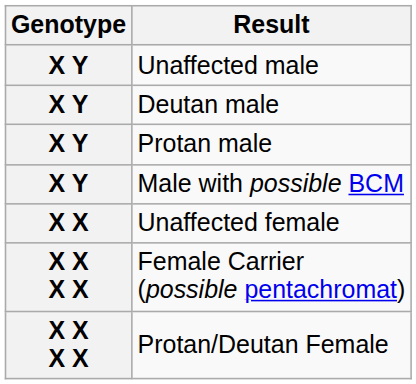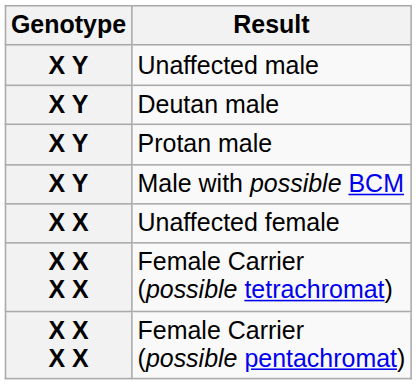+ row: (265, 276)
- row: (263, 344)
